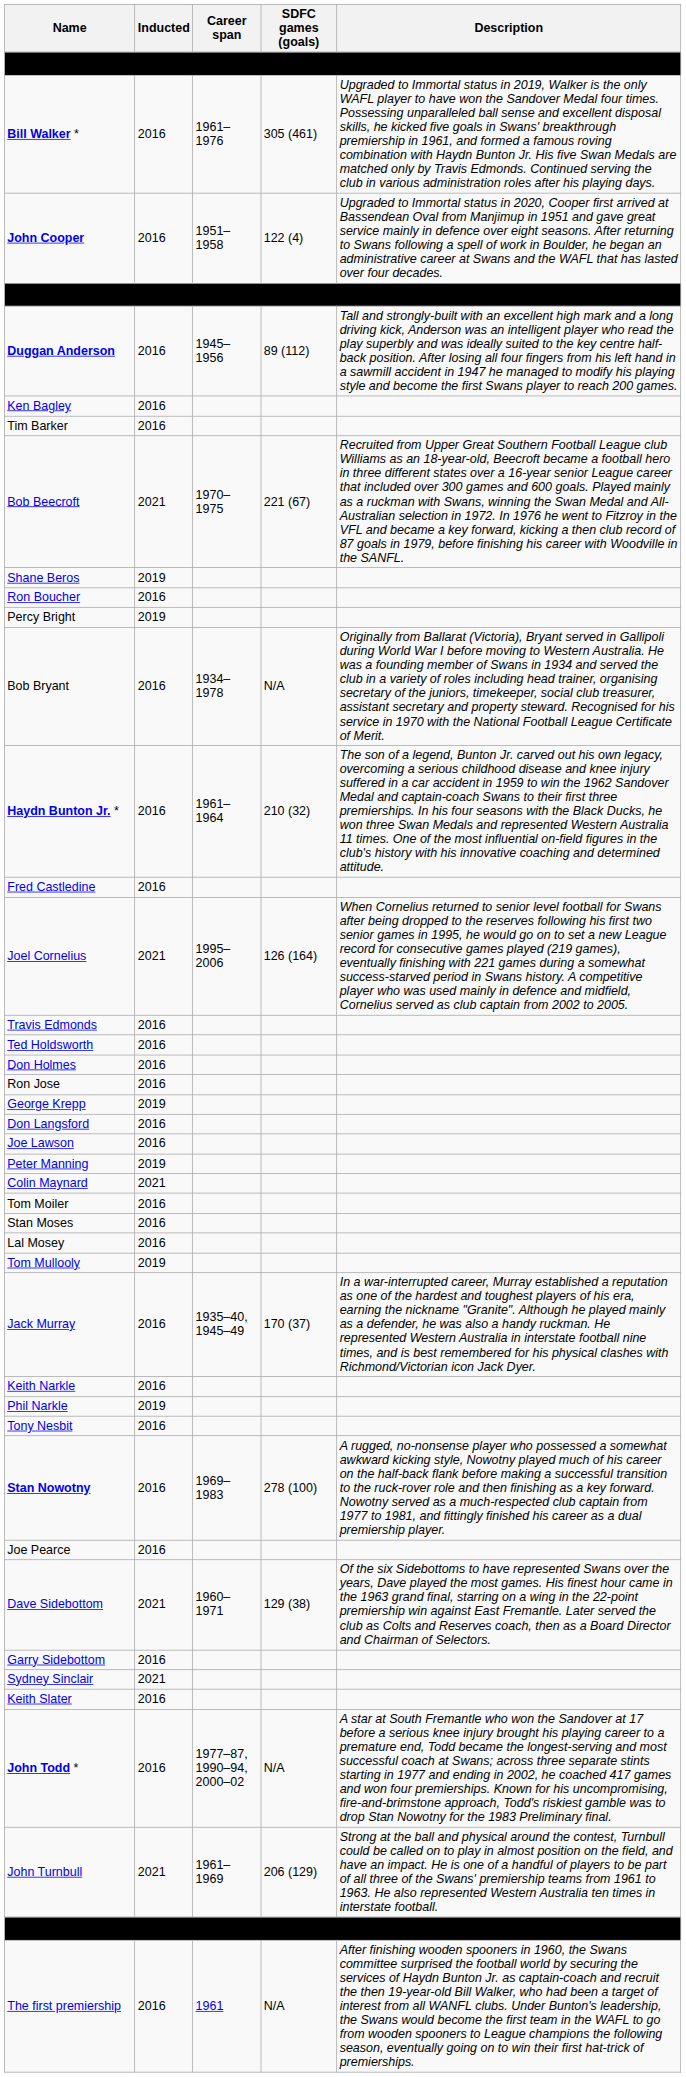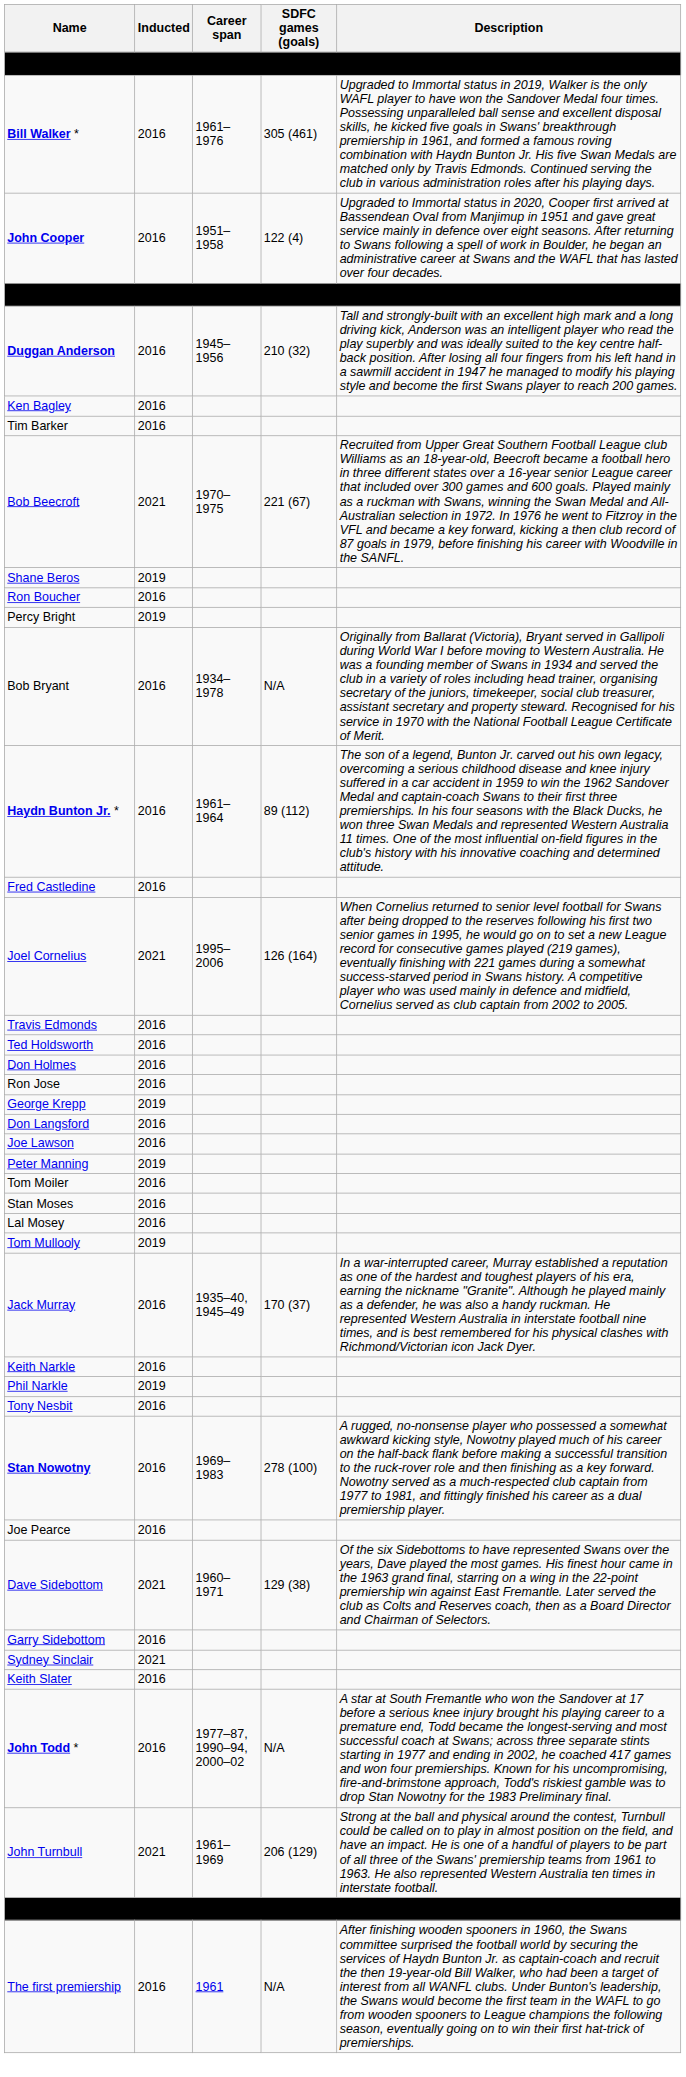(287, 351) 89 (112) -> (287, 351) 210 (32)
(287, 811) 210 (32) -> (287, 811) 89 (112)
- row: (47, 1183)
